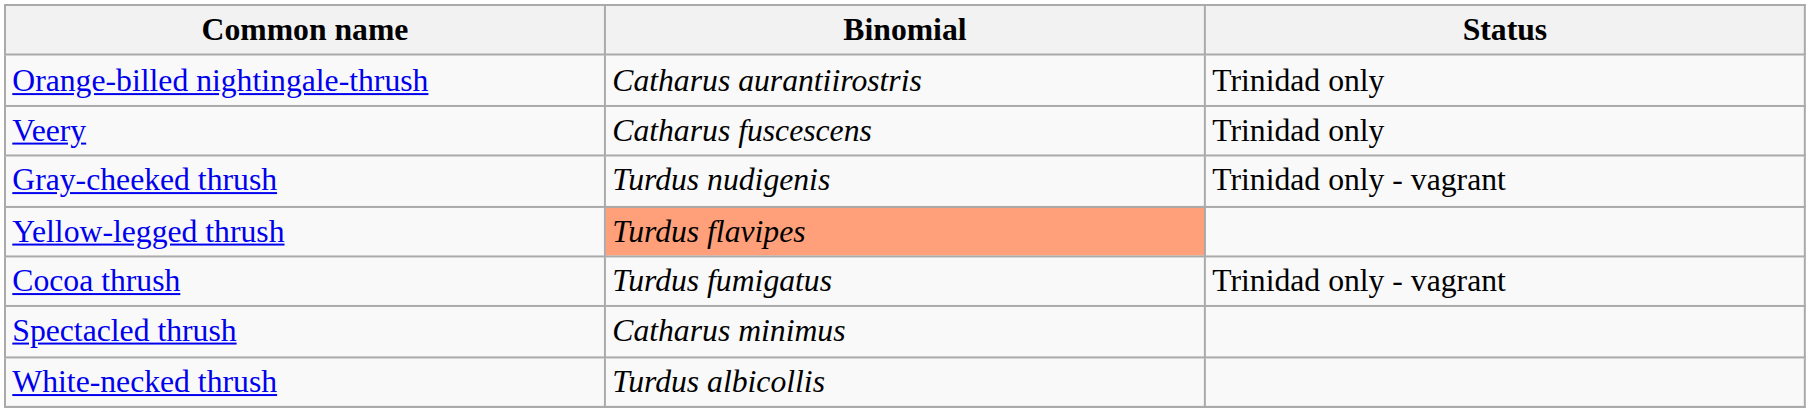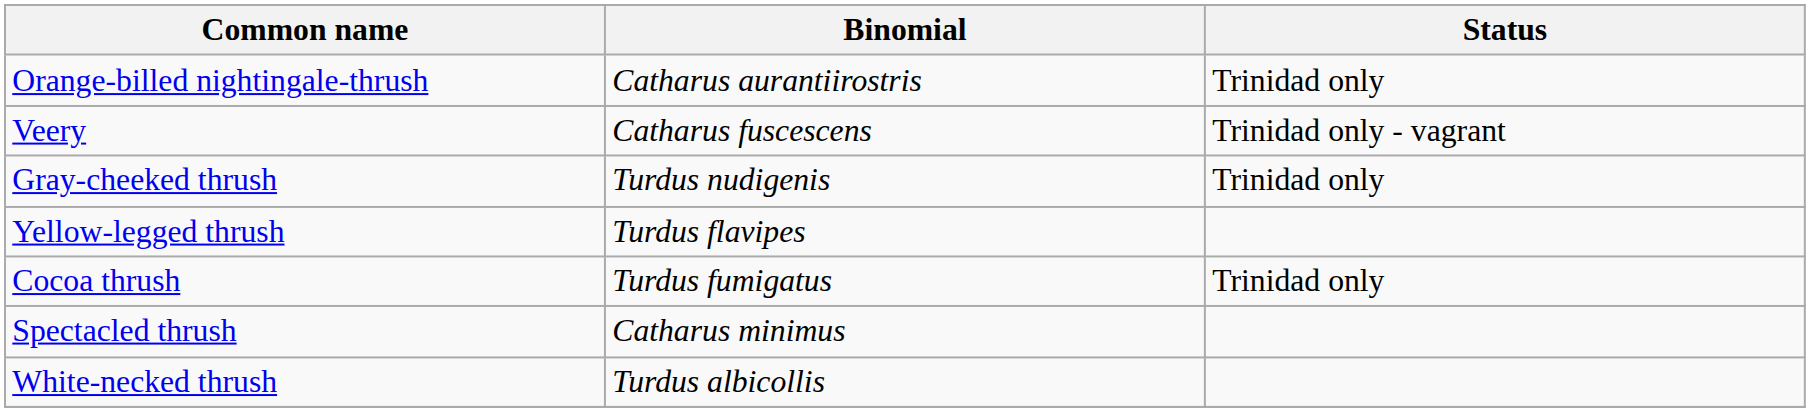(1298, 130) Trinidad only -> (1359, 130) Trinidad only - vagrant
(1359, 180) Trinidad only - vagrant -> (1298, 180) Trinidad only
(709, 230) lightsalmon background -> (709, 230) no background
(1359, 280) Trinidad only - vagrant -> (1298, 280) Trinidad only
